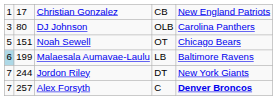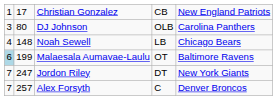(9, 42) 5 -> (9, 42) 4
(24, 42) 151 -> (24, 42) 148
(161, 42) OT -> (160, 42) LB
(160, 57) LB -> (161, 57) OT
(24, 73) 244 -> (24, 73) 247
(215, 88) bold -> (212, 88) normal
